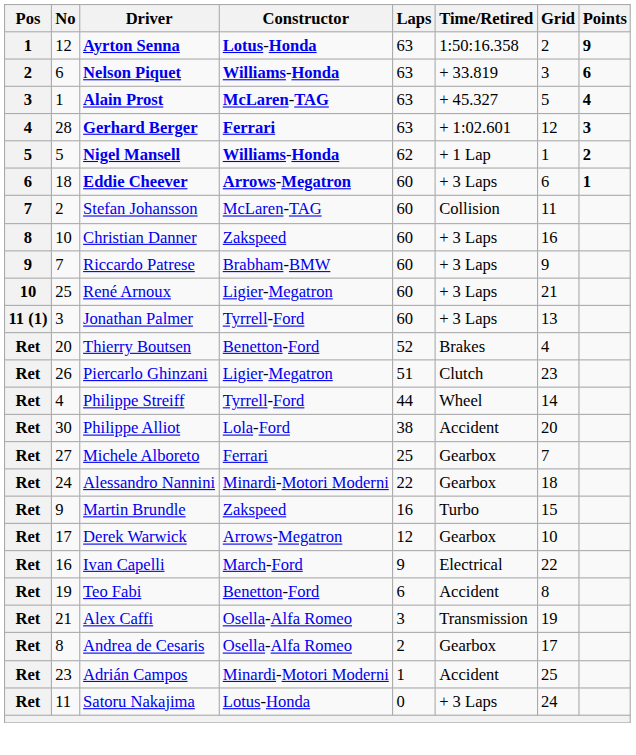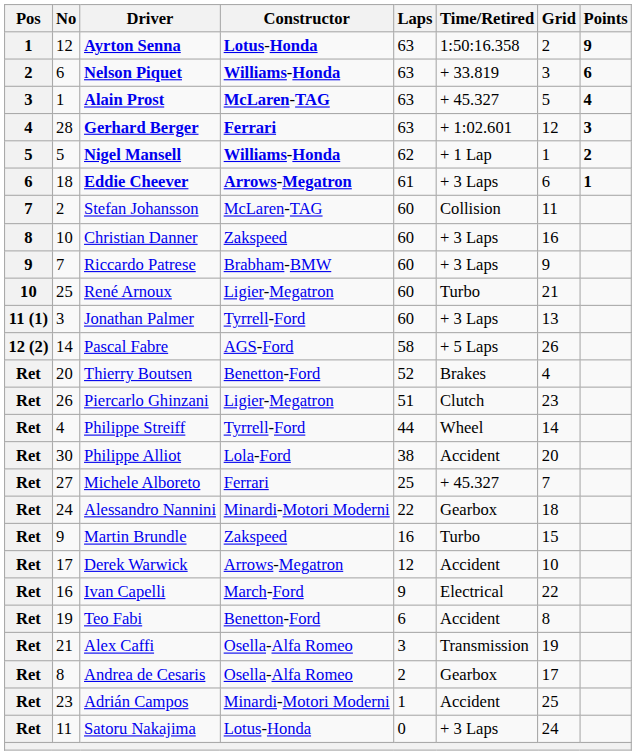(405, 182) 60 -> (406, 182) 61
(468, 291) + 3 Laps -> (460, 291) Turbo
+ row: (126, 346)
(468, 455) Gearbox -> (470, 482) + 45.327
(468, 537) Gearbox -> (470, 564) Accident
